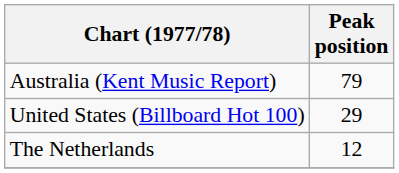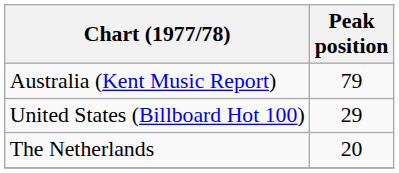(352, 149) 12 -> (352, 149) 20
